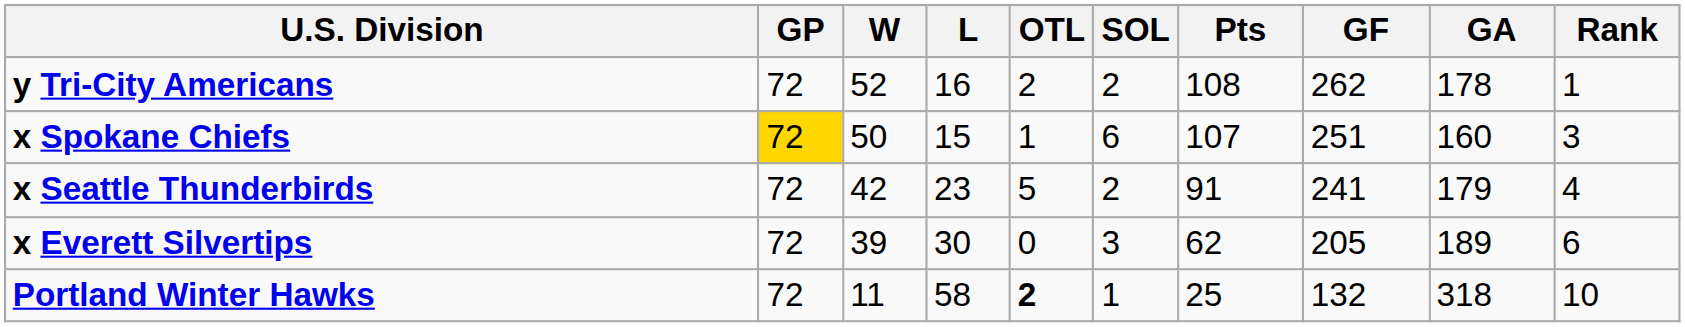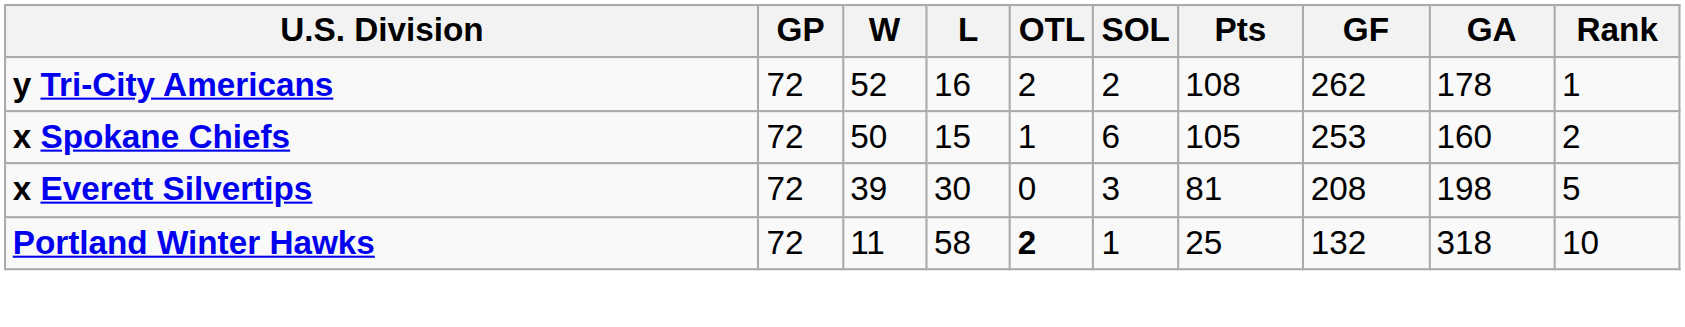(785, 136) gold background -> (785, 136) no background
(1213, 136) 107 -> (1213, 136) 105
(1339, 136) 251 -> (1339, 136) 253
(1571, 136) 3 -> (1571, 136) 2
- row: (193, 189)
(1204, 242) 62 -> (1204, 189) 81
(1339, 242) 205 -> (1339, 189) 208
(1464, 242) 189 -> (1464, 189) 198
(1571, 242) 6 -> (1571, 189) 5
